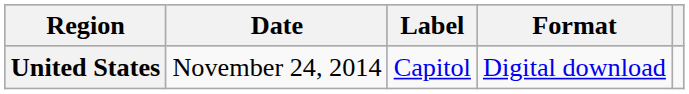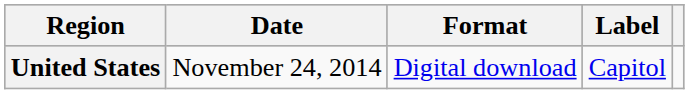columns swapped: (574, 25) <-> (432, 25)
